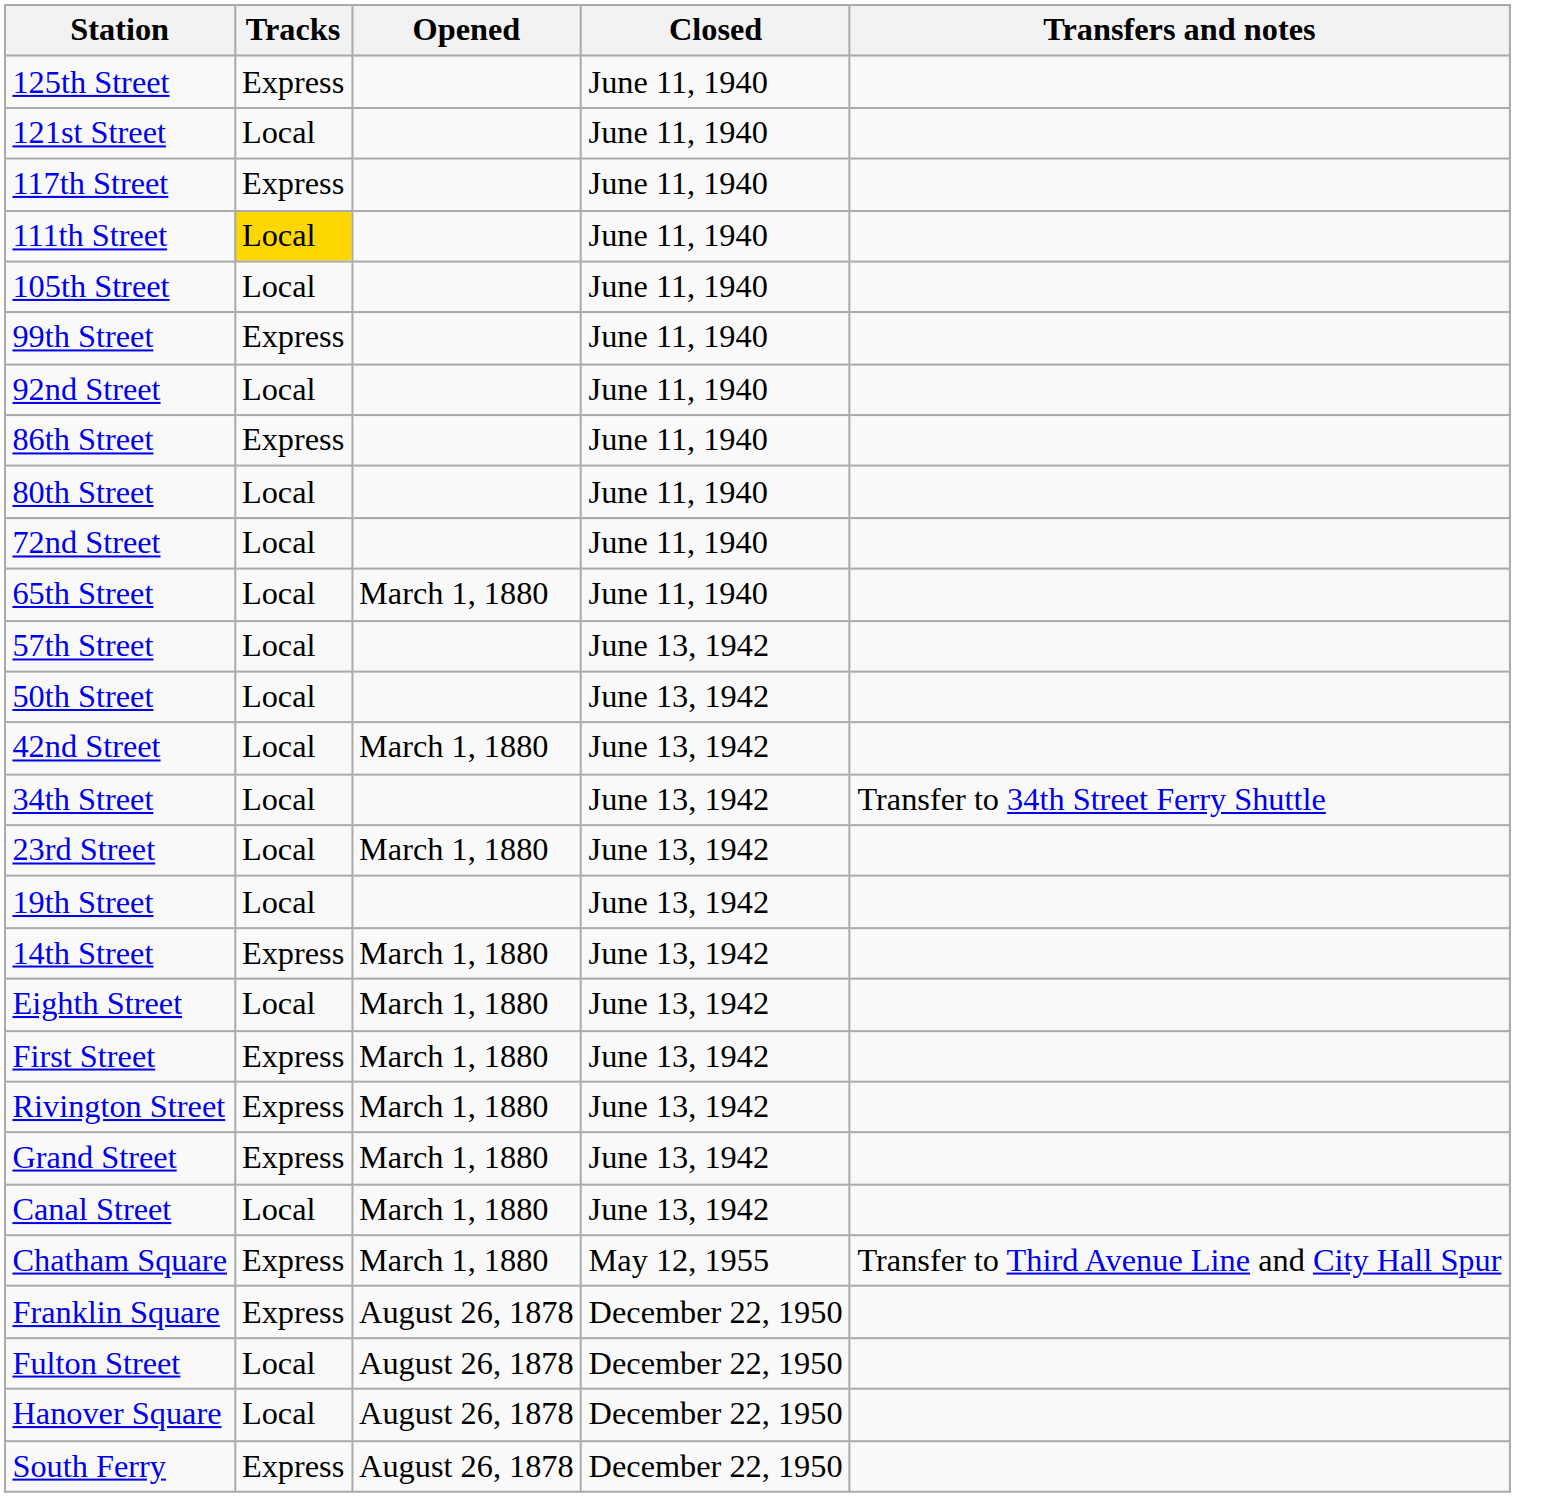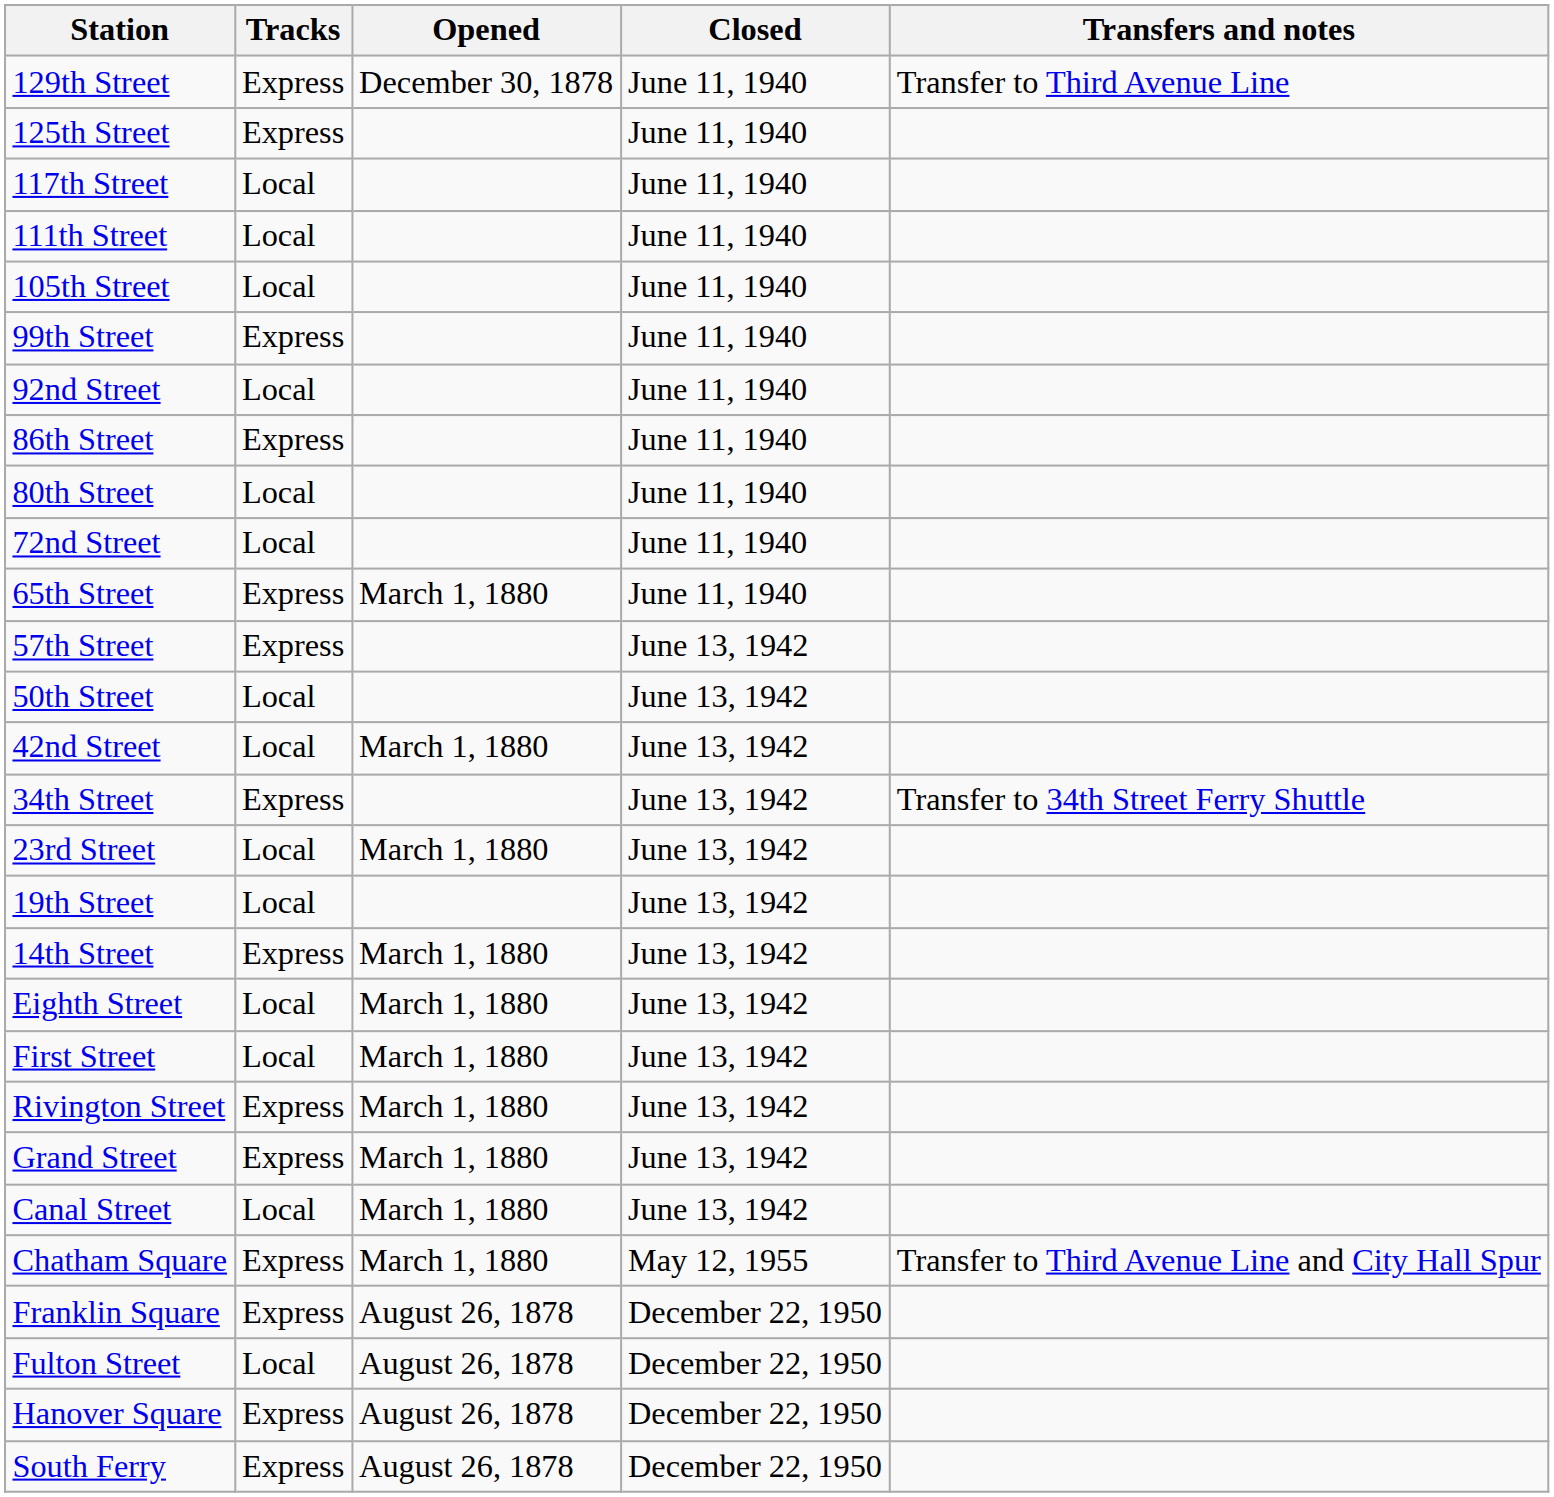+ row: (91, 81)
- row: (89, 132)
(293, 183) Express -> (279, 183) Local
(279, 235) gold background -> (279, 235) no background
(279, 593) Local -> (293, 593) Express
(279, 645) Local -> (293, 645) Express
(279, 798) Local -> (293, 798) Express
(293, 1055) Express -> (279, 1055) Local
(279, 1414) Local -> (293, 1414) Express
